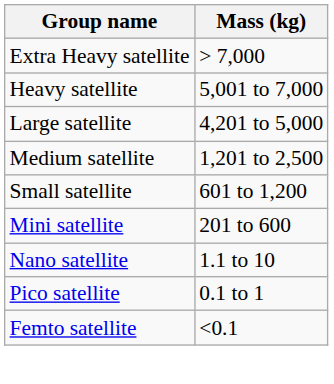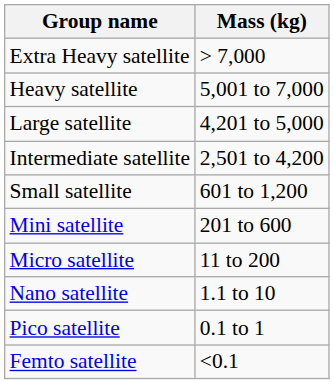+ row: (100, 157)
- row: (82, 157)
+ row: (72, 259)
